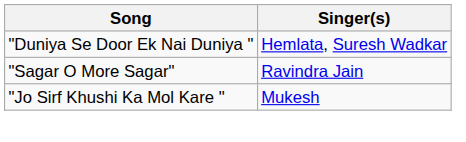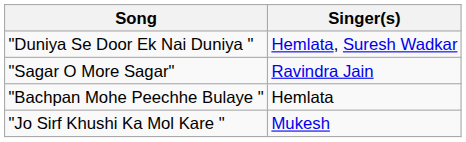+ row: (136, 97)
